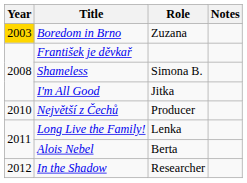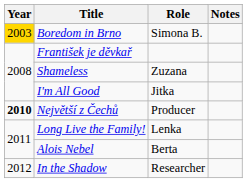(169, 33) Zuzana -> (177, 33) Simona B.
(177, 71) Simona B. -> (169, 71) Zuzana
(19, 110) normal -> (19, 110) bold
